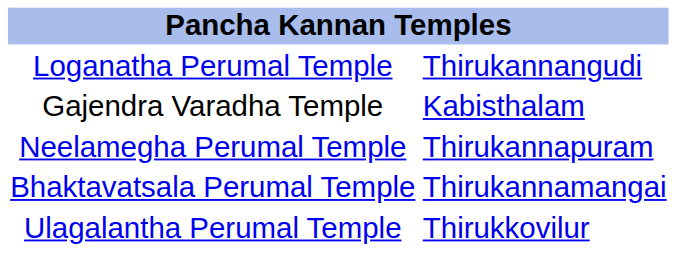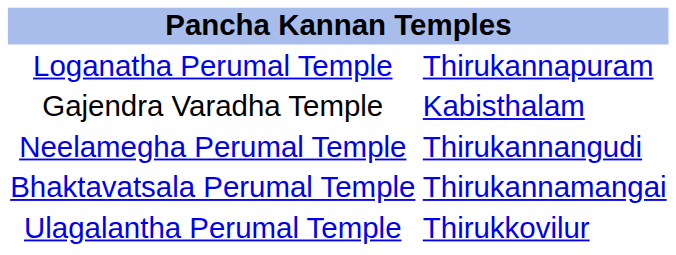(532, 66) Thirukannangudi -> (538, 66) Thirukannapuram
(538, 147) Thirukannapuram -> (532, 147) Thirukannangudi
